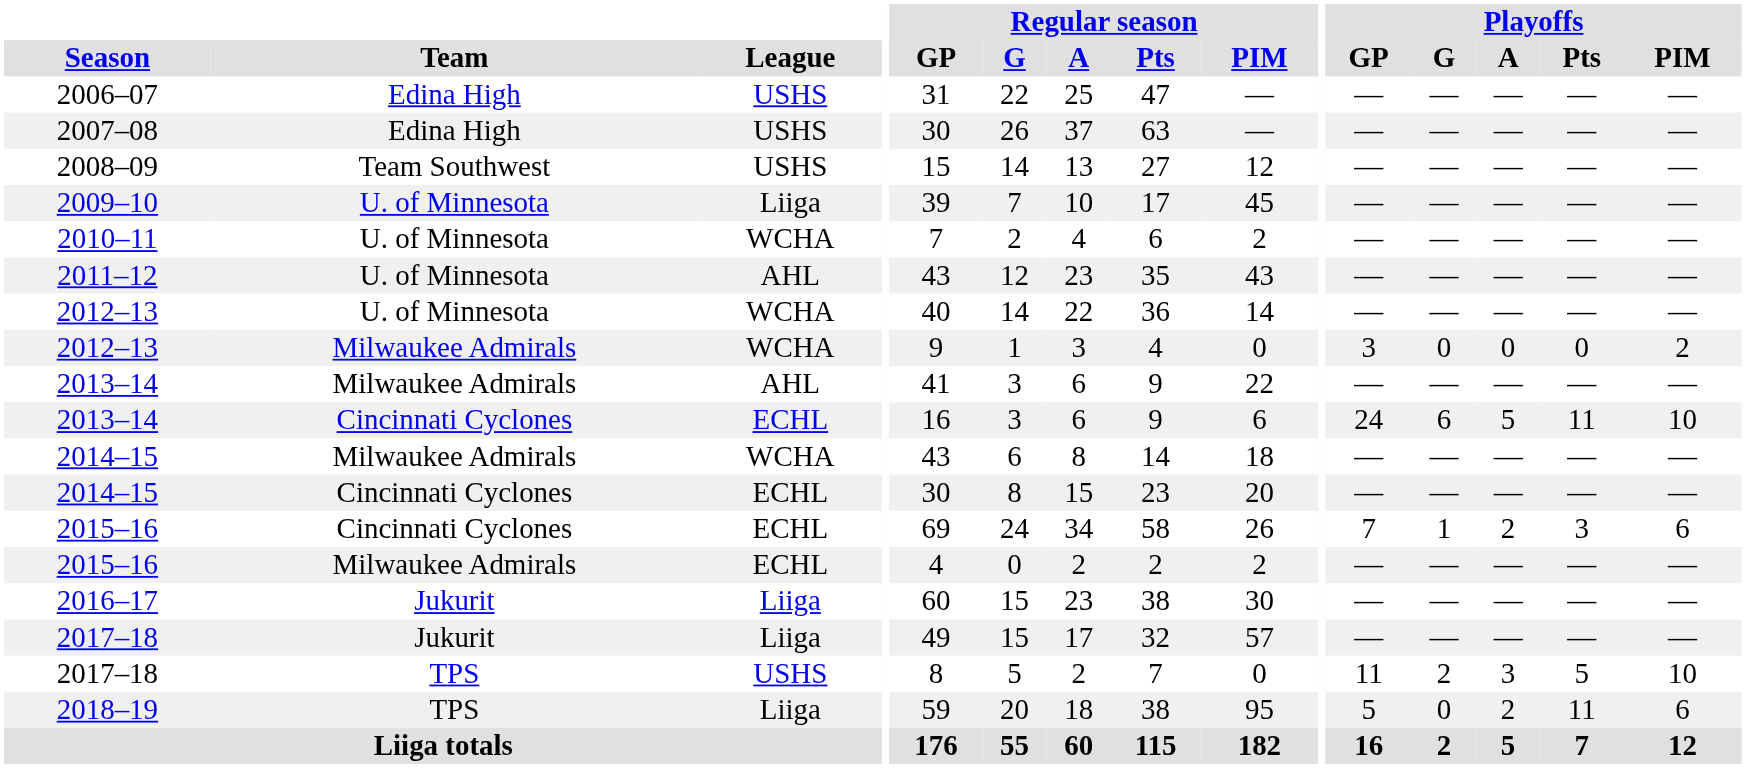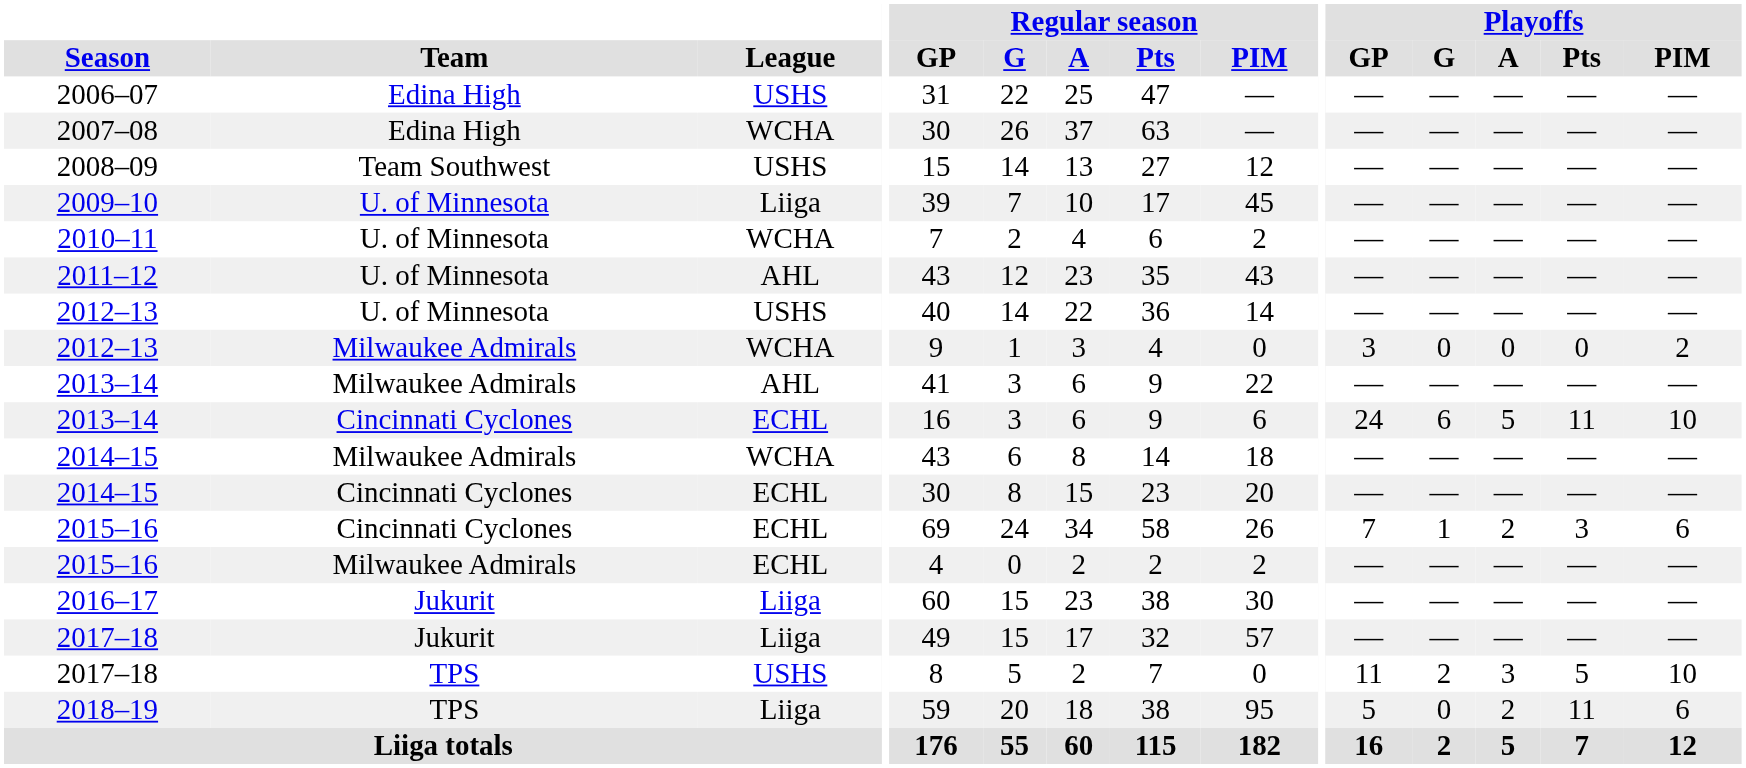(790, 130) USHS -> (790, 130) WCHA
(790, 311) WCHA -> (790, 311) USHS
